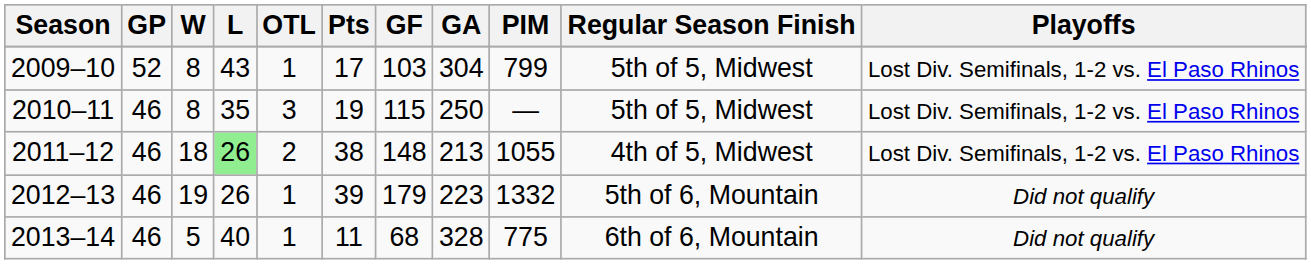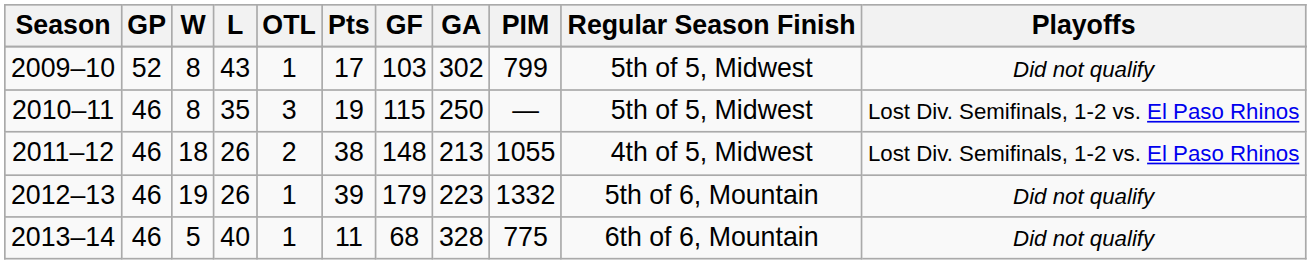(461, 68) 304 -> (461, 68) 302
(1084, 69) Lost Div. Semifinals, 1-2 vs. El Paso Rhinos -> (1084, 69) Did not qualify
(235, 152) lightgreen background -> (235, 152) no background
